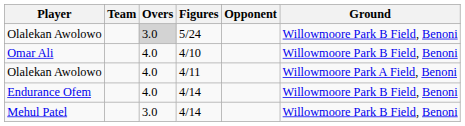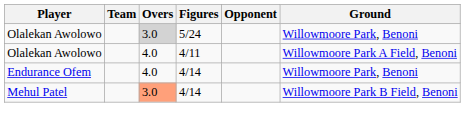(370, 33) Willowmoore Park B Field, Benoni -> (350, 33) Willowmoore Park, Benoni
- row: (30, 53)
(370, 92) Willowmoore Park B Field, Benoni -> (350, 72) Willowmoore Park, Benoni
(150, 111) no background -> (150, 92) lightsalmon background
